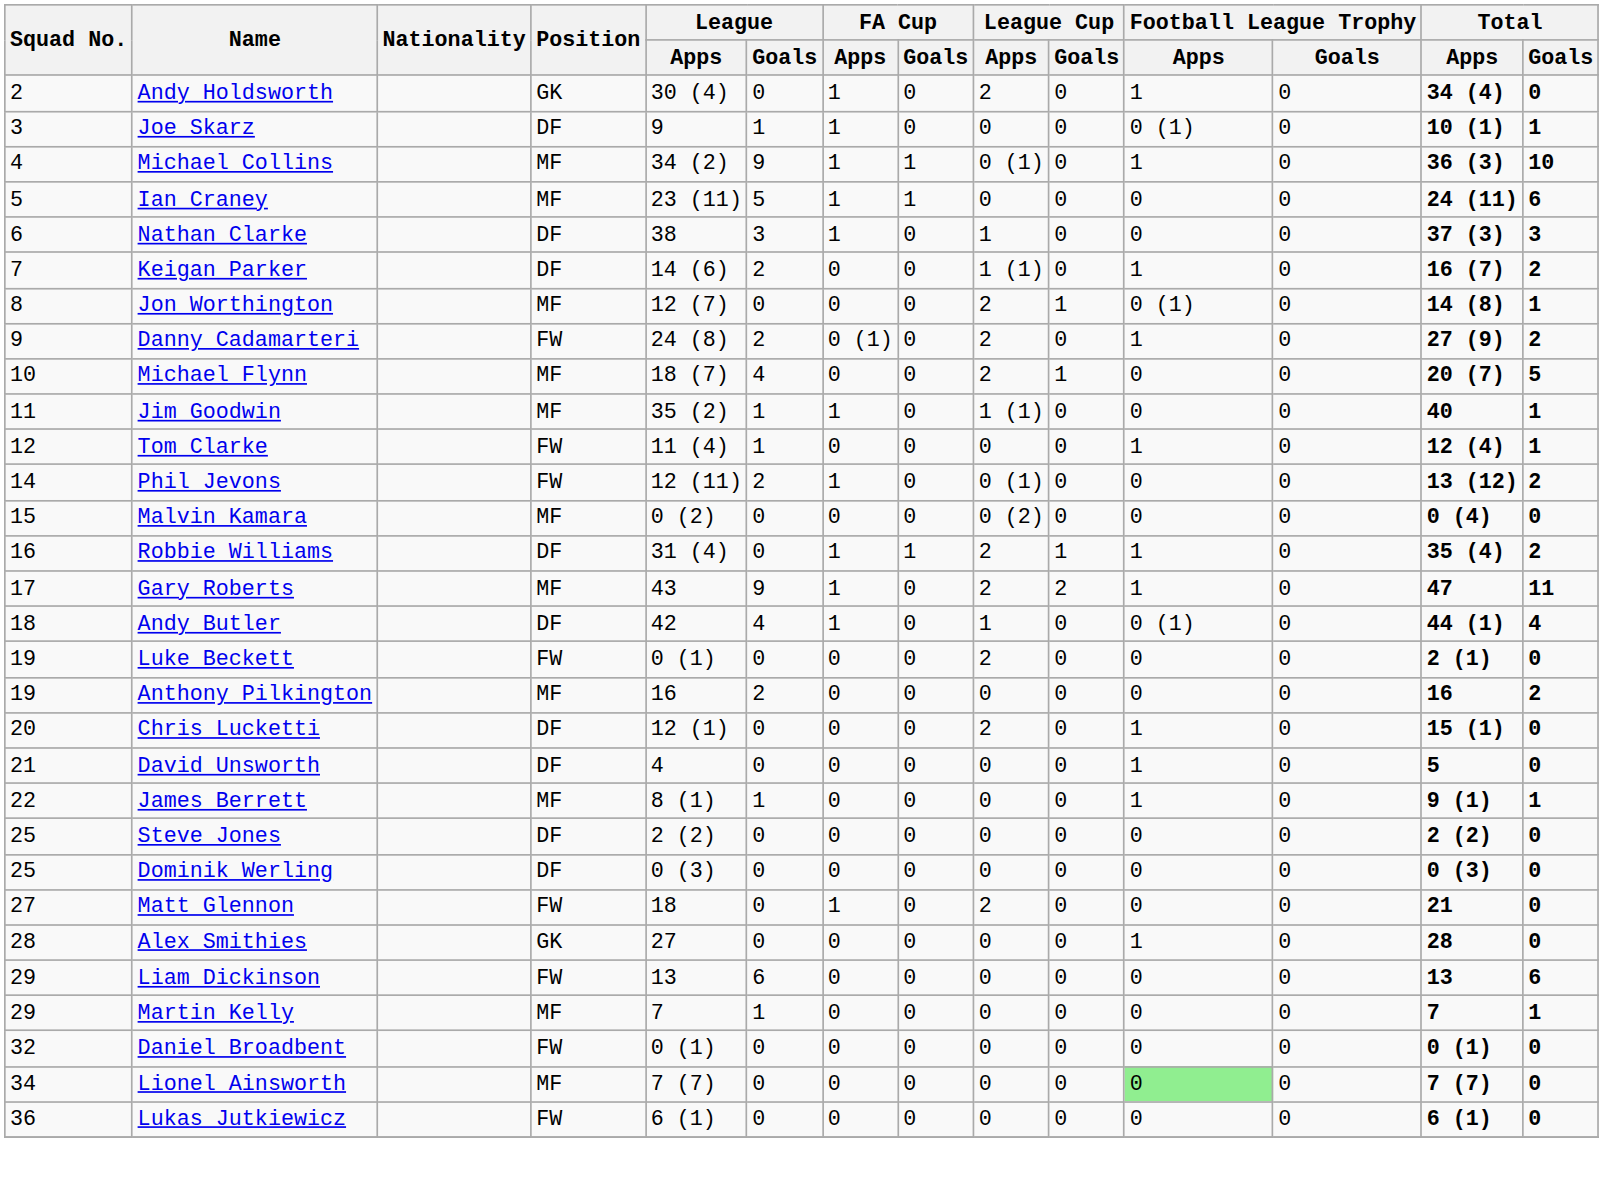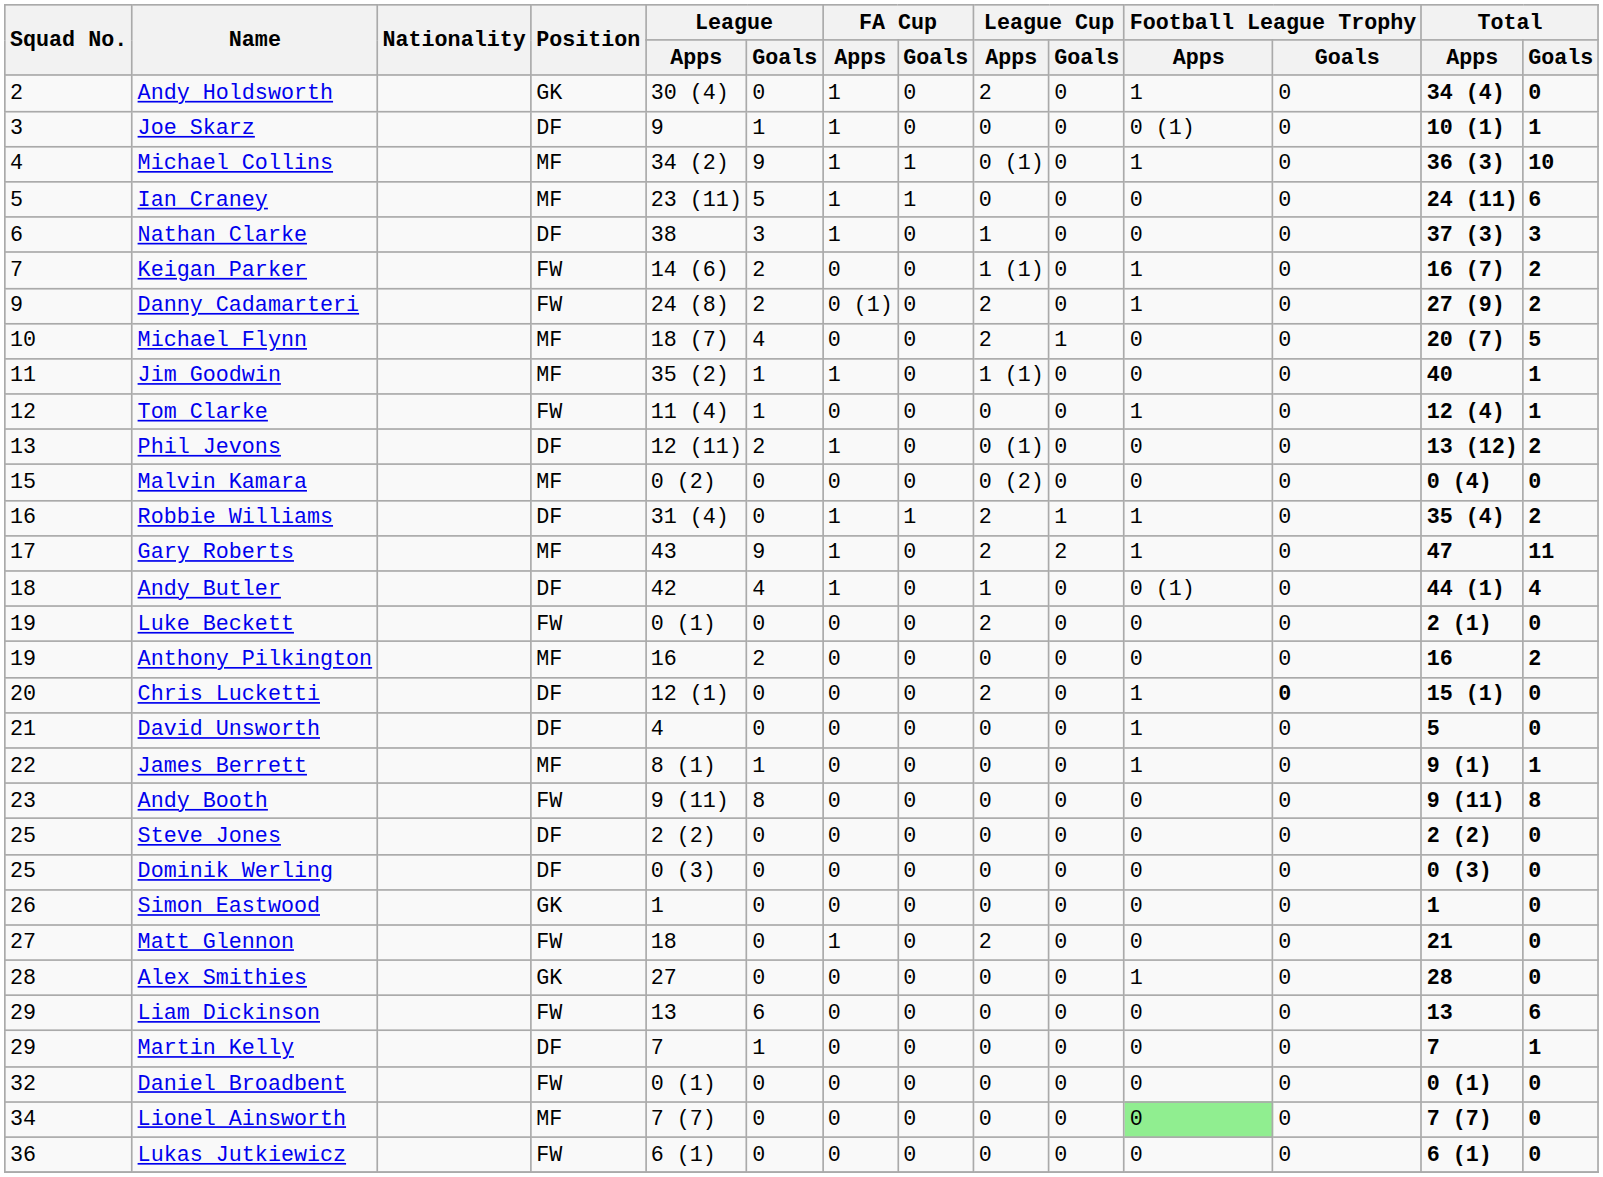(549, 270) DF -> (549, 270) FW
- row: (235, 306)
(23, 483) 14 -> (23, 447) 13
(549, 483) FW -> (549, 447) DF
(1285, 730) normal -> (1285, 695) bold
+ row: (203, 801)
+ row: (229, 907)
(549, 1013) MF -> (549, 1049) DF
